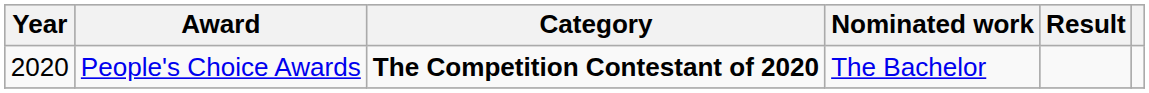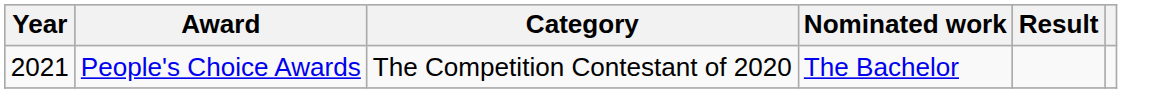(40, 66) 2020 -> (40, 66) 2021
(596, 66) bold -> (582, 66) normal
